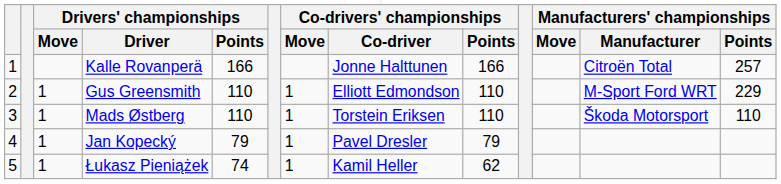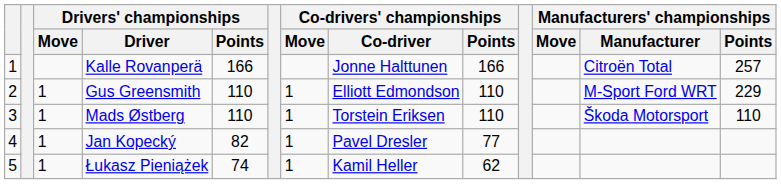(240, 141) 79 -> (240, 141) 82
(491, 141) 79 -> (491, 141) 77
